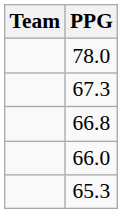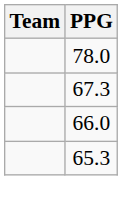- row: (91, 123)
